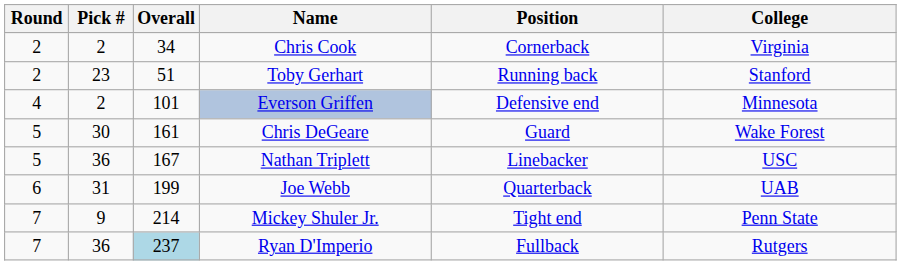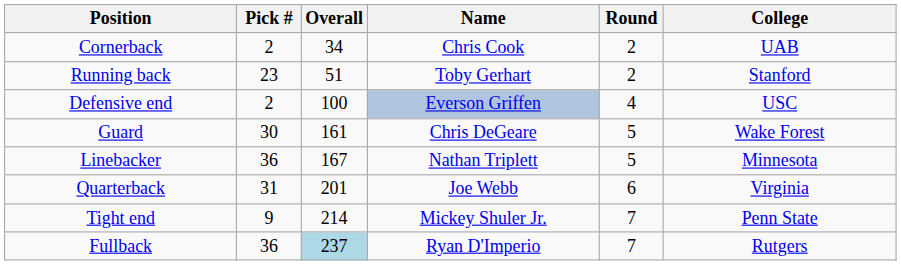columns swapped: (37, 18) <-> (547, 18)
(780, 47) Virginia -> (780, 47) UAB
(166, 103) 101 -> (334, 103) 100
(780, 103) Minnesota -> (780, 103) USC
(780, 160) USC -> (780, 160) Minnesota
(166, 189) 199 -> (334, 189) 201
(780, 189) UAB -> (780, 189) Virginia
